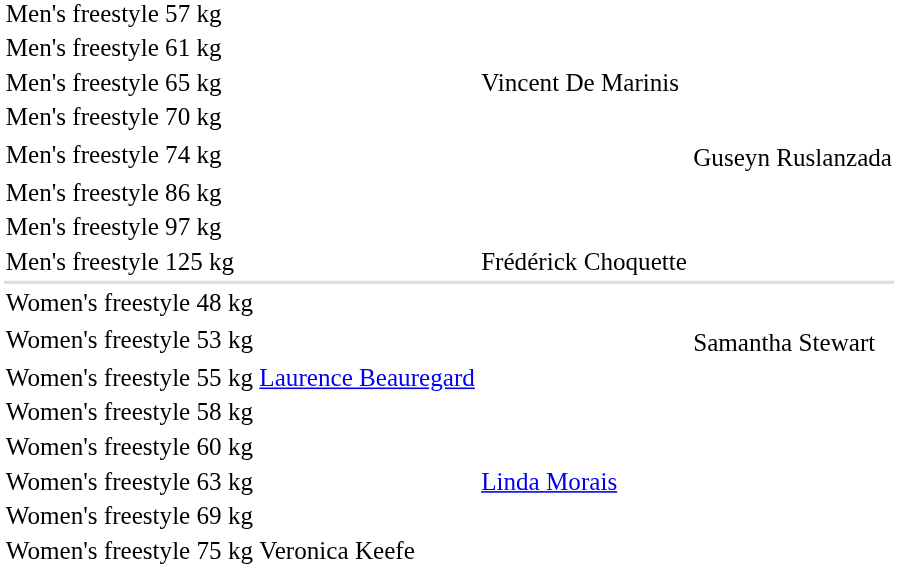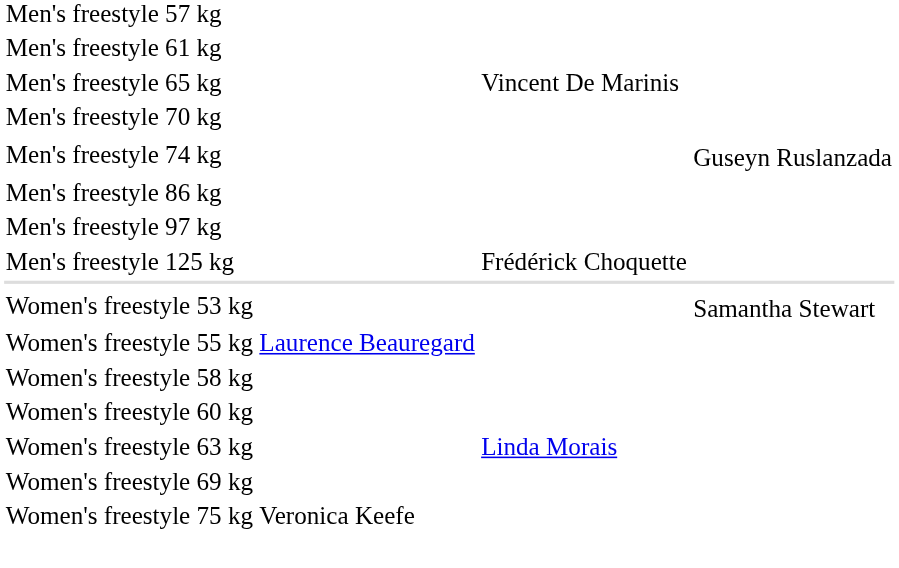- row: (129, 302)
